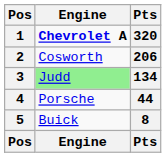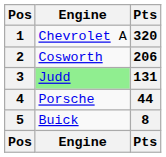(83, 36) bold -> (83, 36) normal
(145, 78) 134 -> (145, 78) 131
